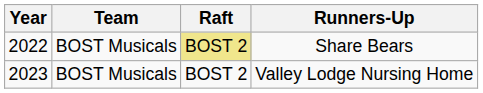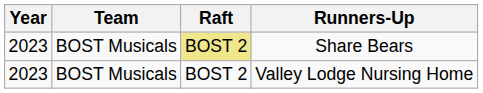(28, 46) 2022 -> (28, 46) 2023
